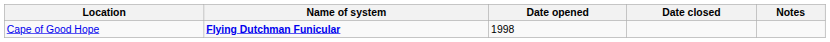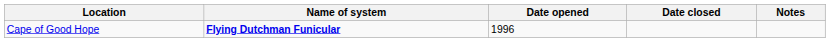(503, 29) 1998 -> (503, 29) 1996
